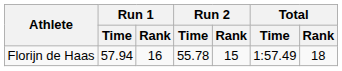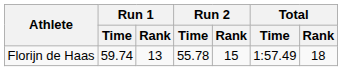(117, 56) 57.94 -> (117, 56) 59.74
(155, 56) 16 -> (155, 56) 13
